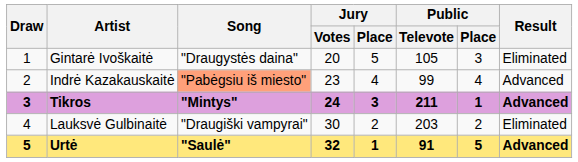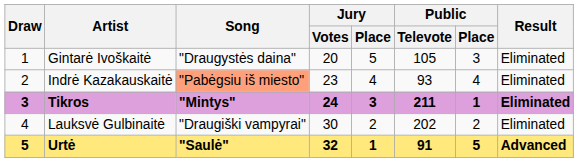(427, 80) 99 -> (425, 80) 93
(533, 80) Advanced -> (533, 80) Eliminated
(535, 102) Advanced -> (535, 102) Eliminated
(427, 124) 203 -> (425, 124) 202
